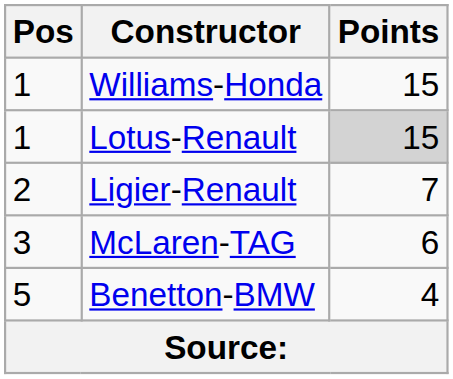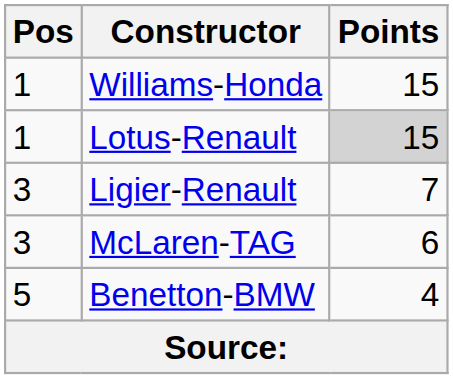(22, 190) 2 -> (22, 190) 3
